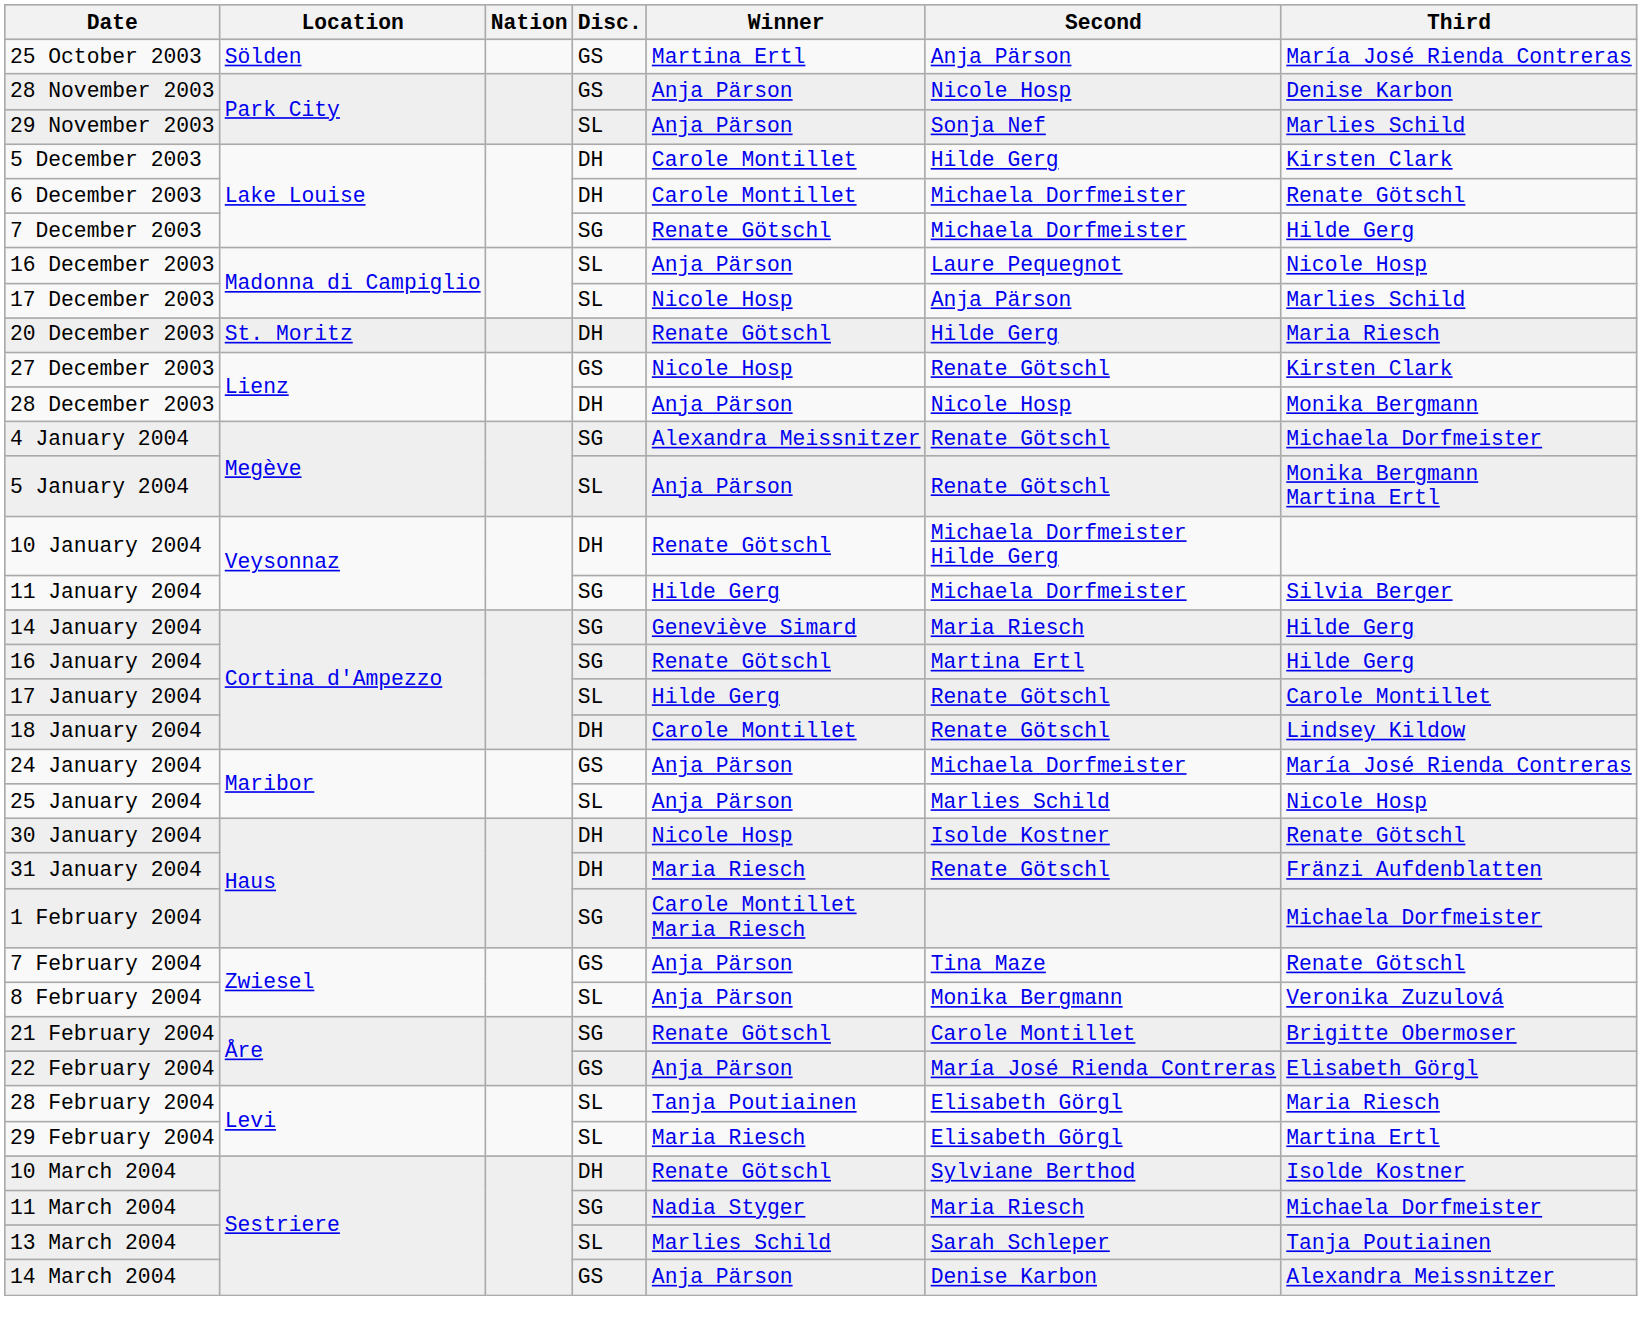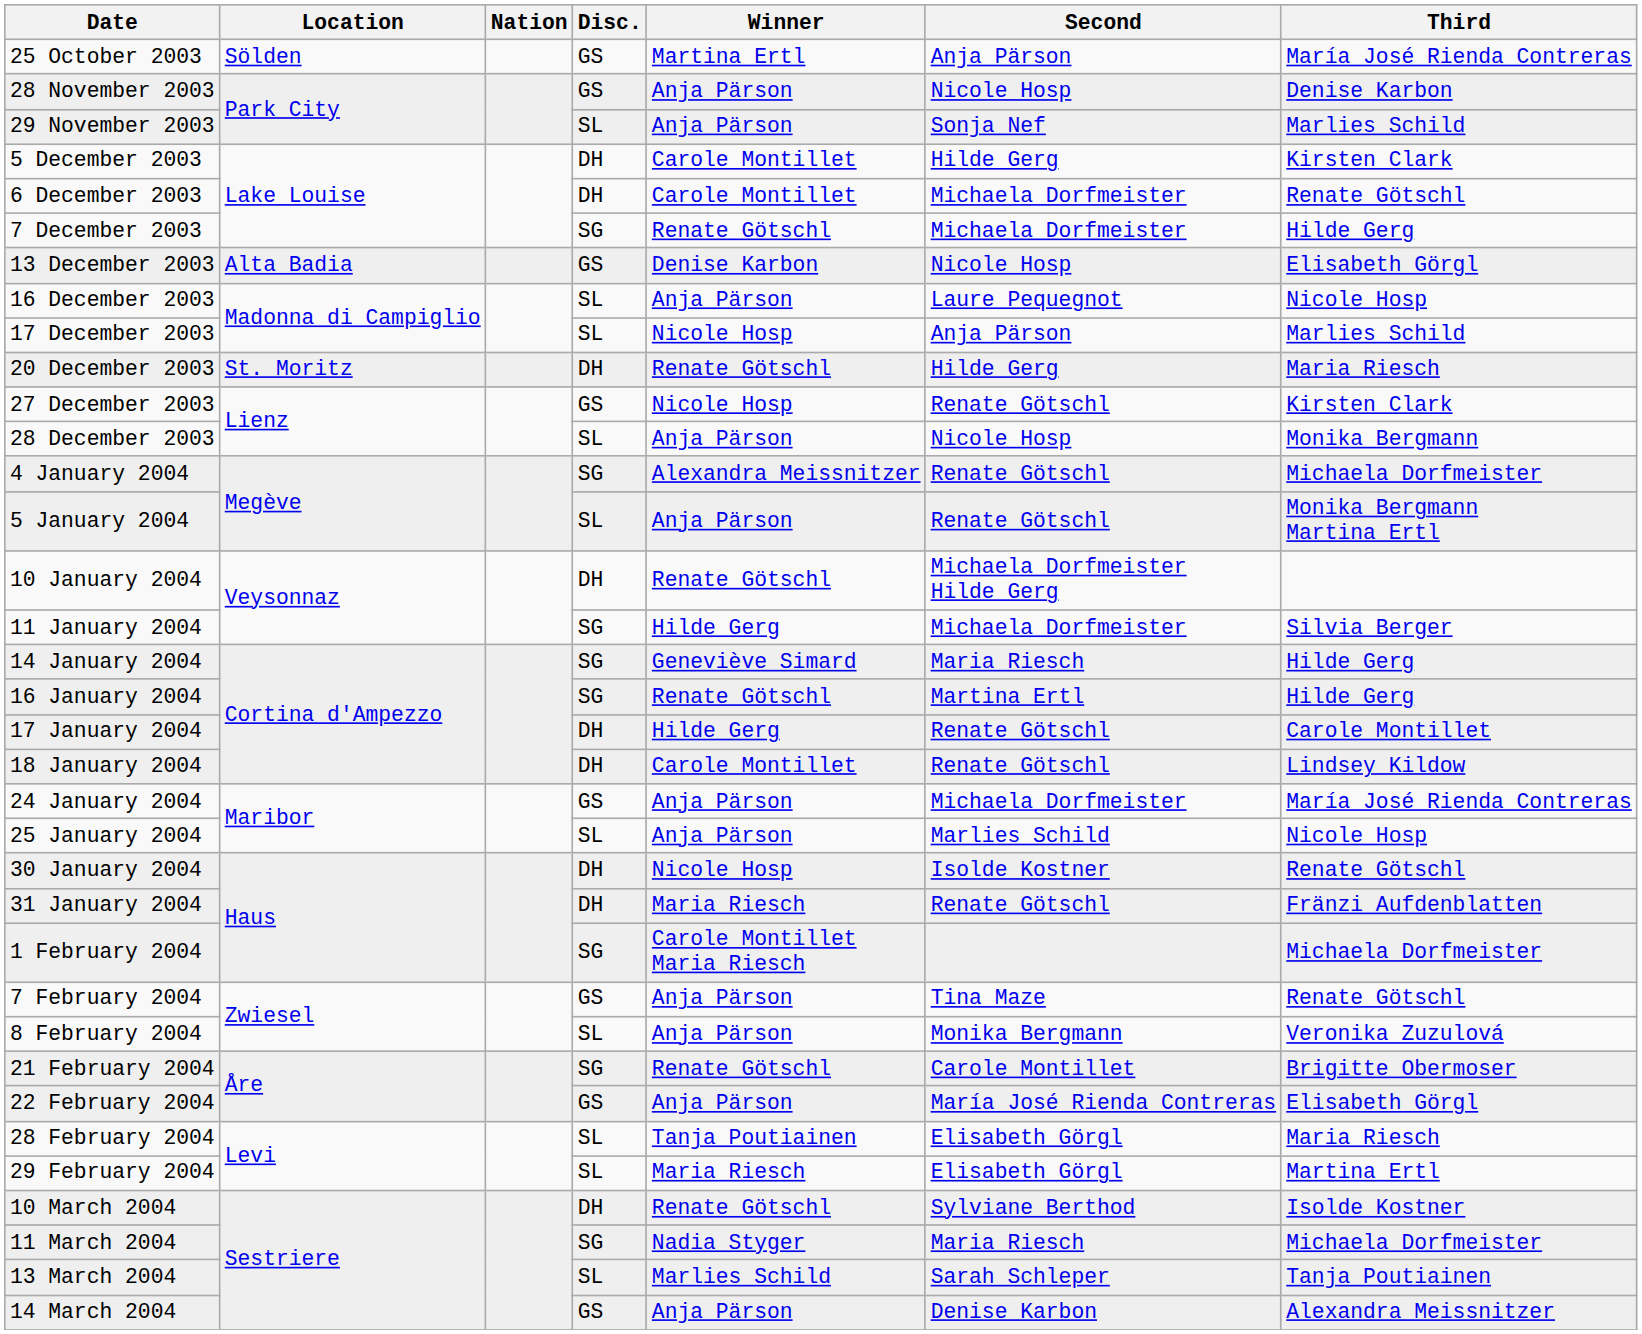+ row: (112, 265)
(591, 404) DH -> (591, 439) SL
(591, 697) SL -> (591, 732) DH
